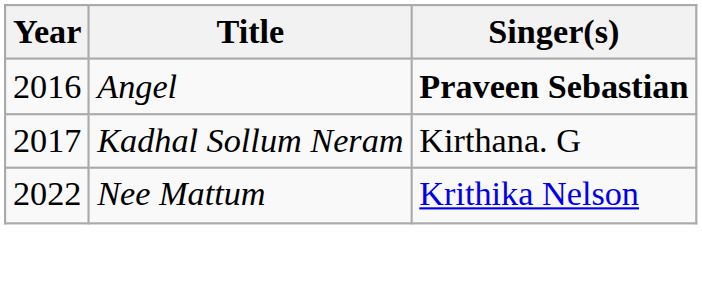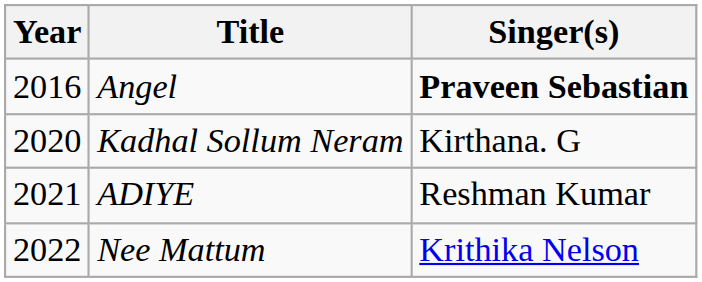(47, 140) 2017 -> (47, 140) 2020
+ row: (146, 194)
